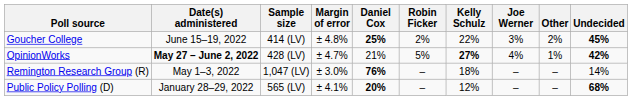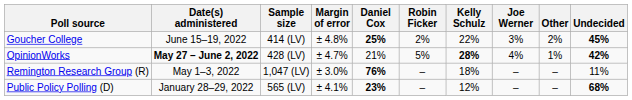(469, 56) 27% -> (469, 56) 28%
(599, 72) 14% -> (599, 72) 11%
(376, 88) 20% -> (376, 88) 23%
